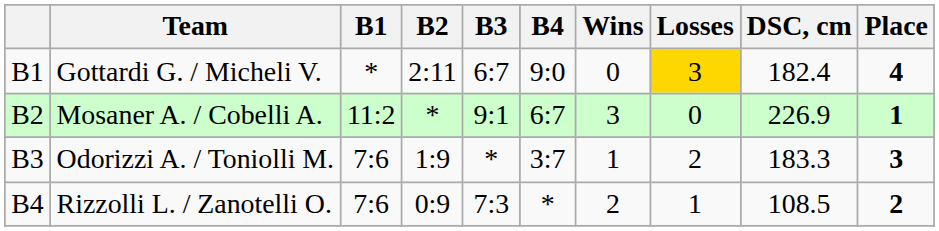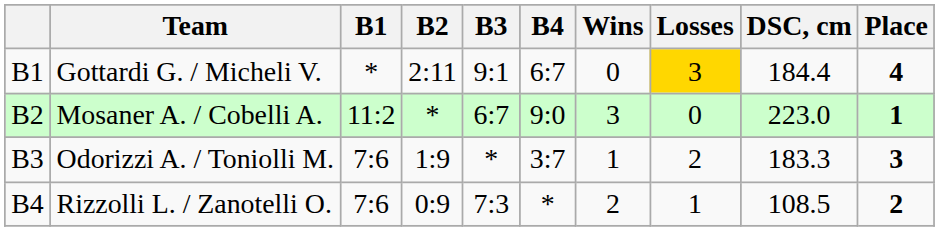(491, 70) 6:7 -> (491, 70) 9:1
(548, 70) 9:0 -> (548, 70) 6:7
(799, 70) 182.4 -> (799, 70) 184.4
(491, 114) 9:1 -> (491, 114) 6:7
(548, 114) 6:7 -> (548, 114) 9:0
(799, 114) 226.9 -> (799, 114) 223.0
